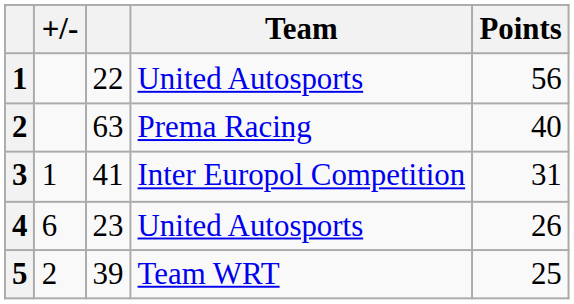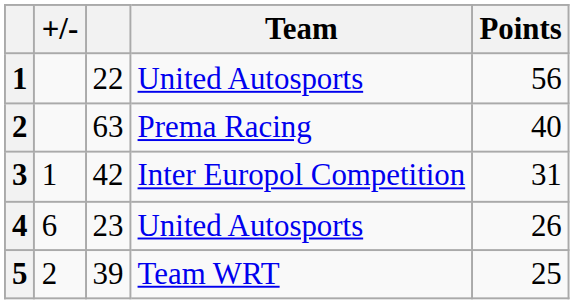(108, 175) 41 -> (108, 175) 42
